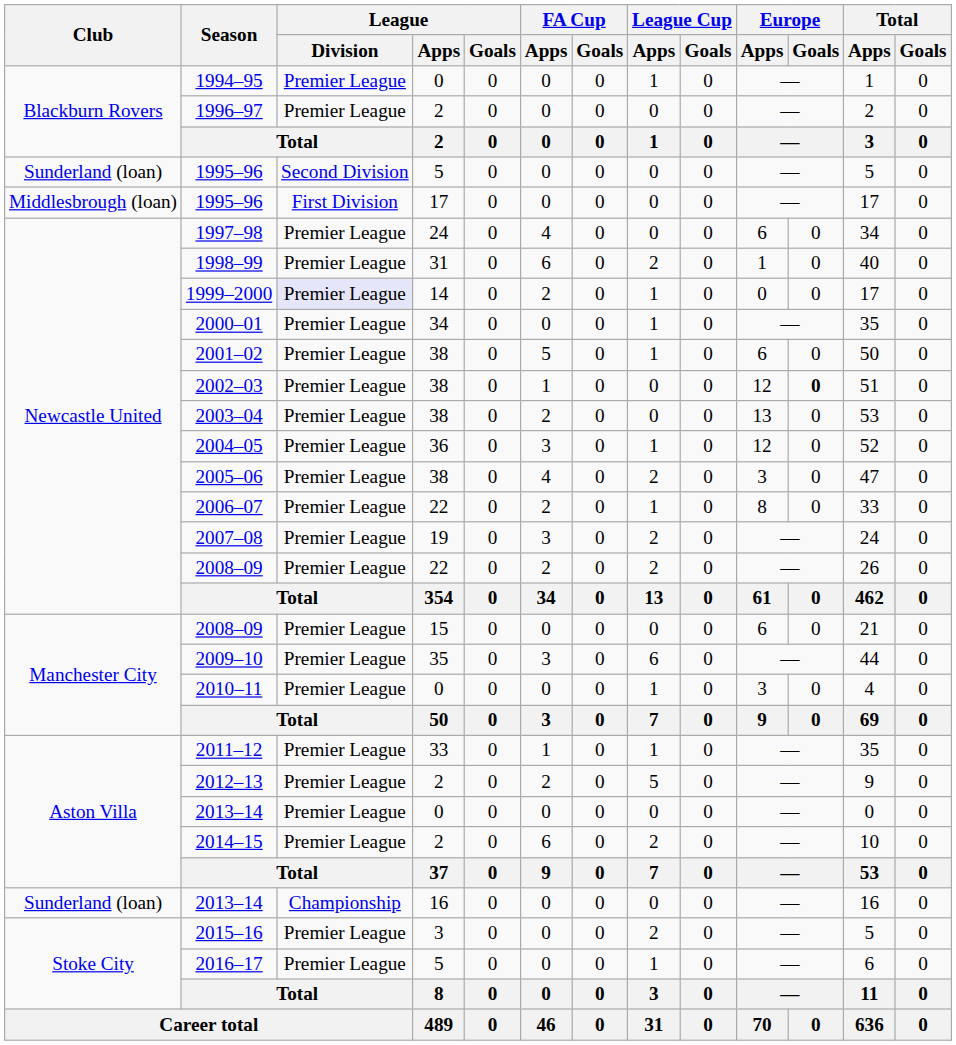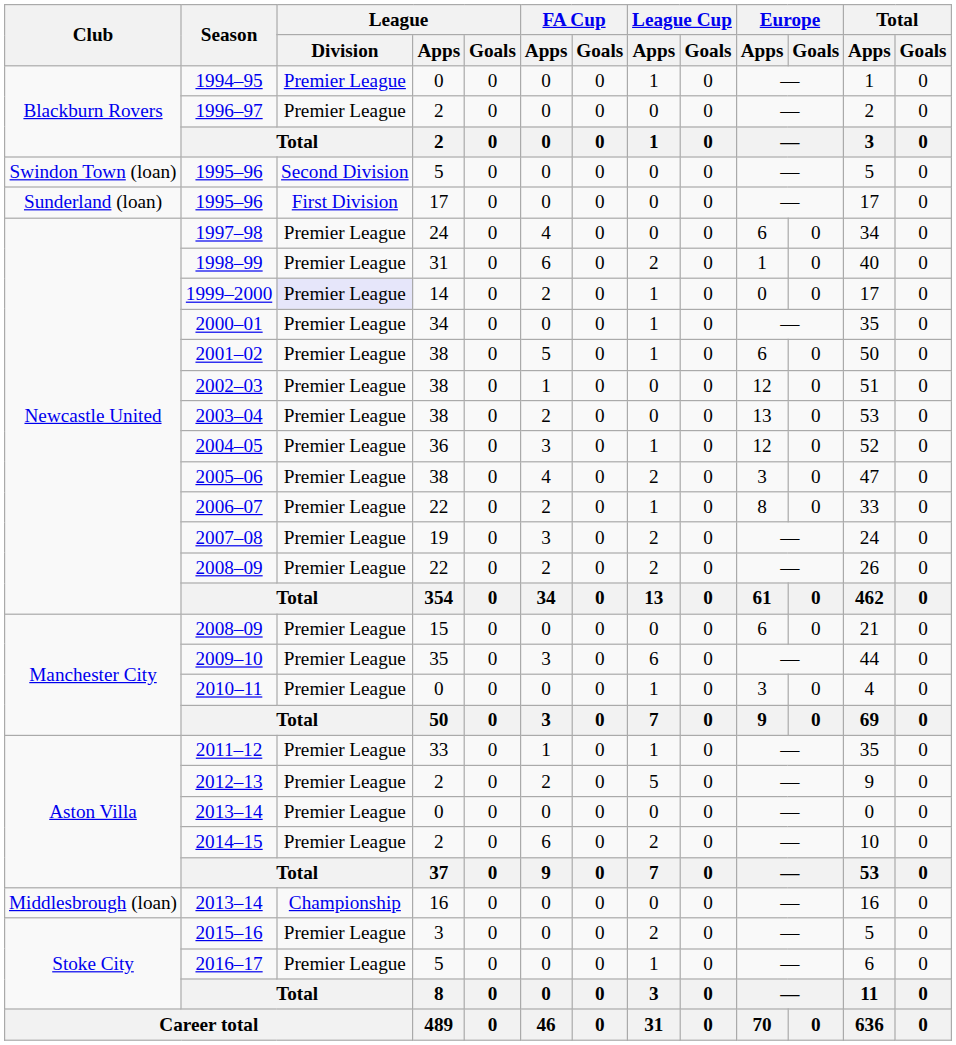(93, 171) Sunderland (loan) -> (93, 171) Swindon Town (loan)
(93, 202) Middlesbrough (loan) -> (93, 202) Sunderland (loan)
(816, 385) bold -> (816, 385) normal
(93, 902) Sunderland (loan) -> (93, 902) Middlesbrough (loan)
